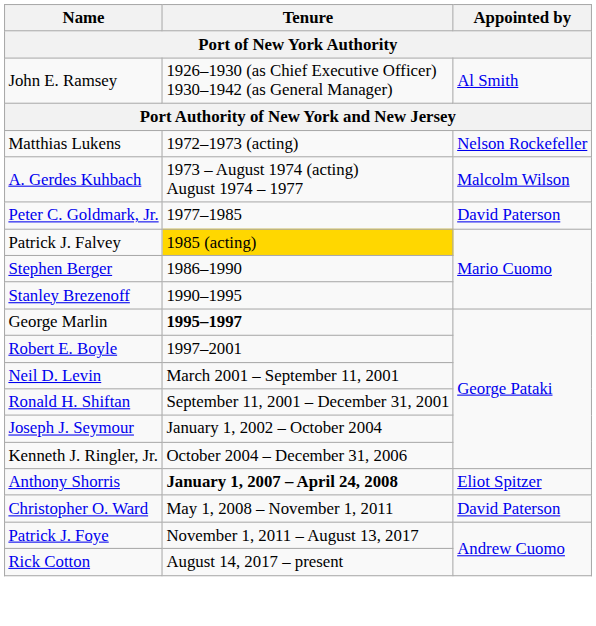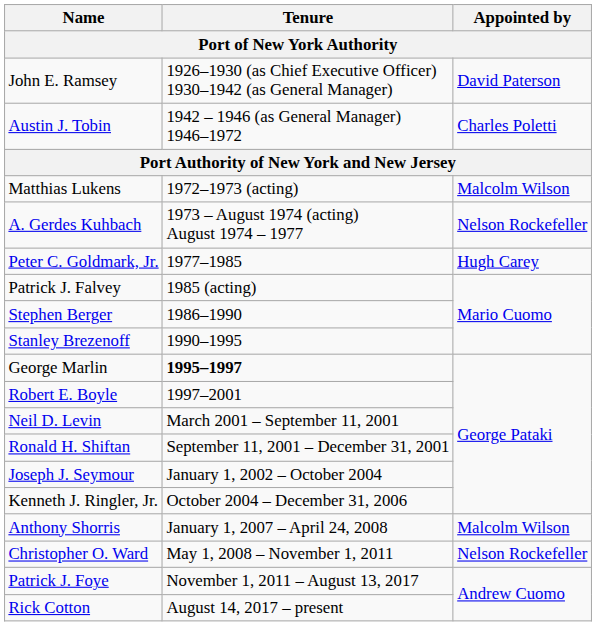(488, 80) Al Smith -> (509, 80) David Paterson
+ row: (60, 126)
(522, 143) Nelson Rockefeller -> (513, 188) Malcolm Wilson
(513, 179) Malcolm Wilson -> (522, 224) Nelson Rockefeller
(509, 215) David Paterson -> (498, 261) Hugh Carey
(211, 242) gold background -> (211, 287) no background
(282, 481) bold -> (277, 527) normal
(499, 481) Eliot Spitzer -> (513, 527) Malcolm Wilson
(509, 508) David Paterson -> (522, 554) Nelson Rockefeller
